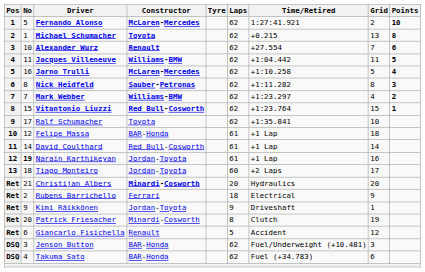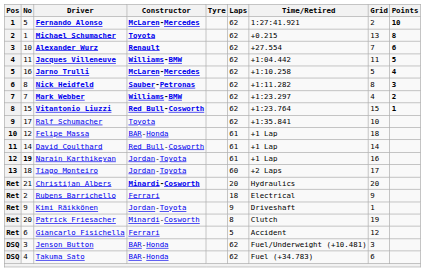(144, 233) Renault -> (144, 233) Ferrari
